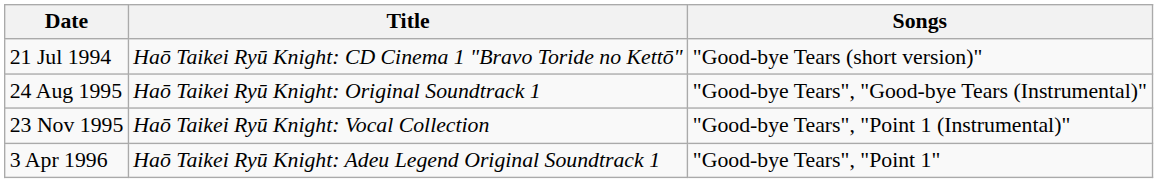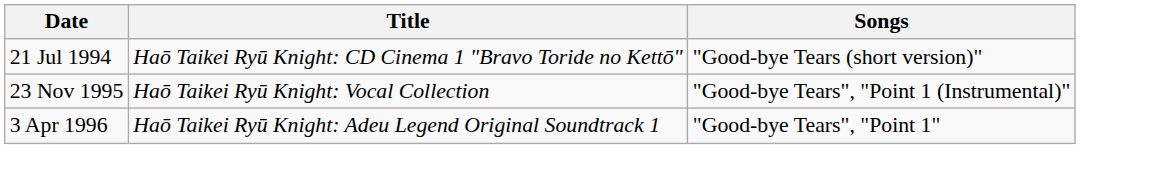- row: (66, 90)
